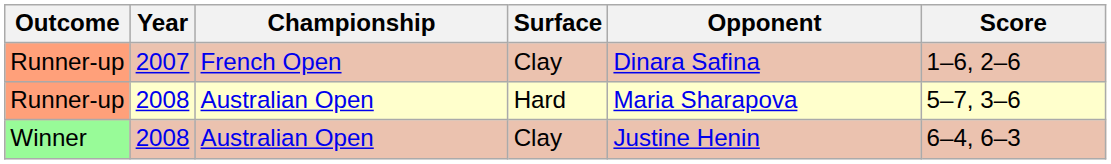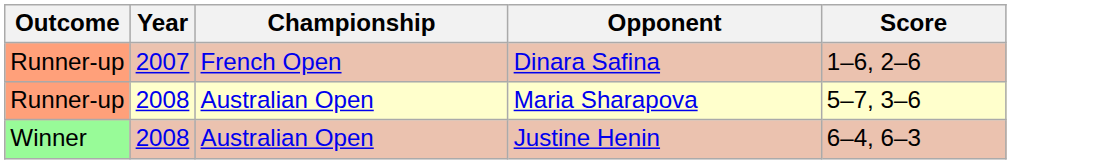- column: (558, 23)
